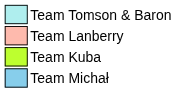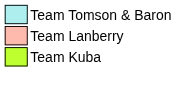- row: (70, 78)
